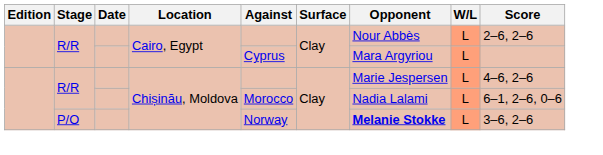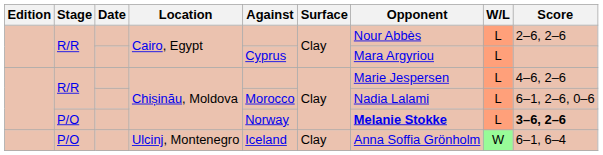(508, 118) normal -> (541, 118) bold
+ row: (68, 139)
